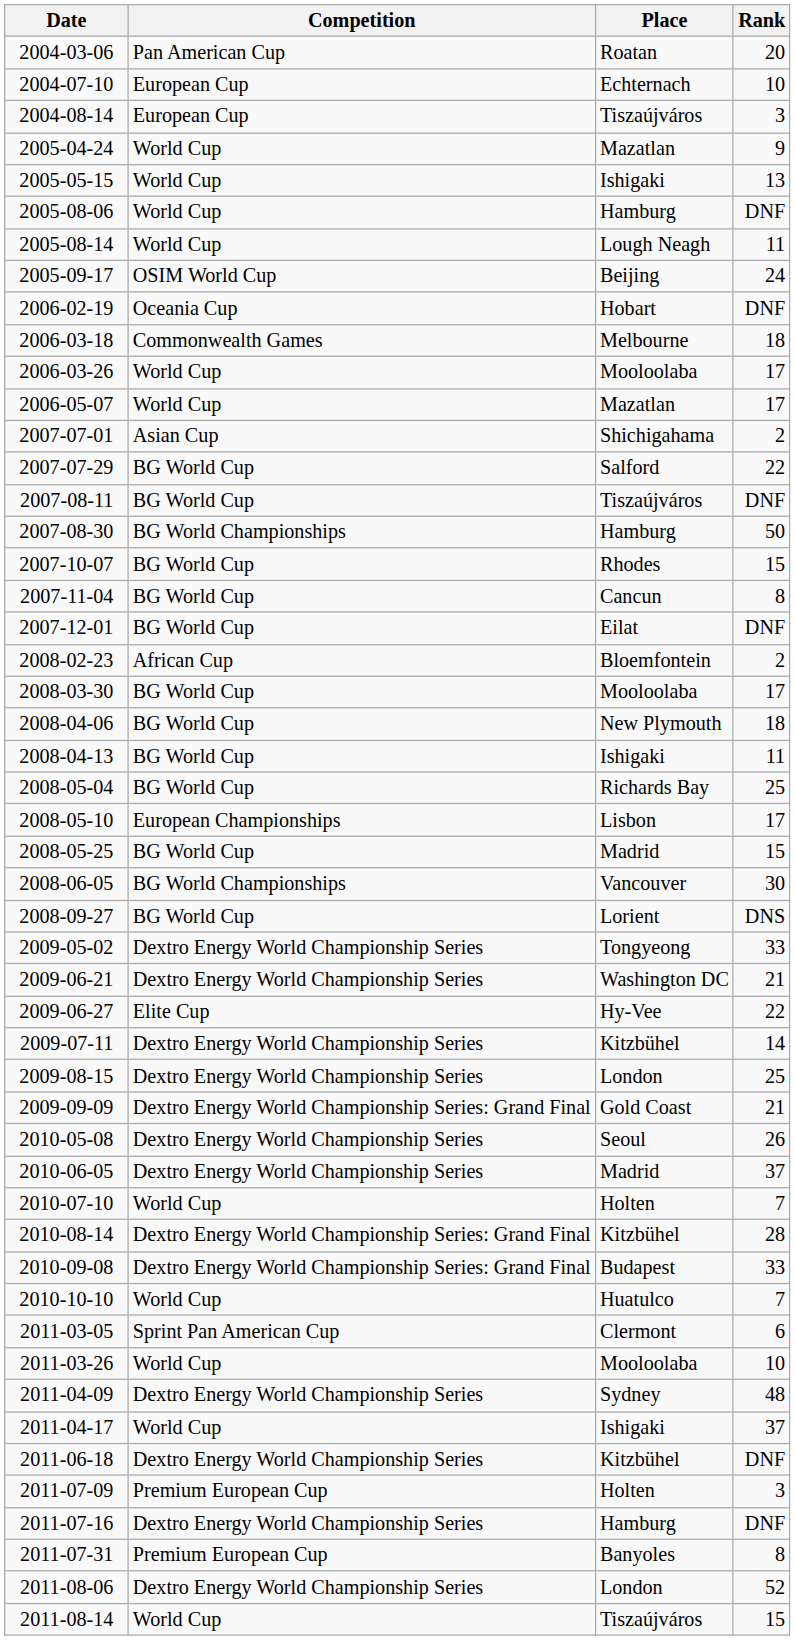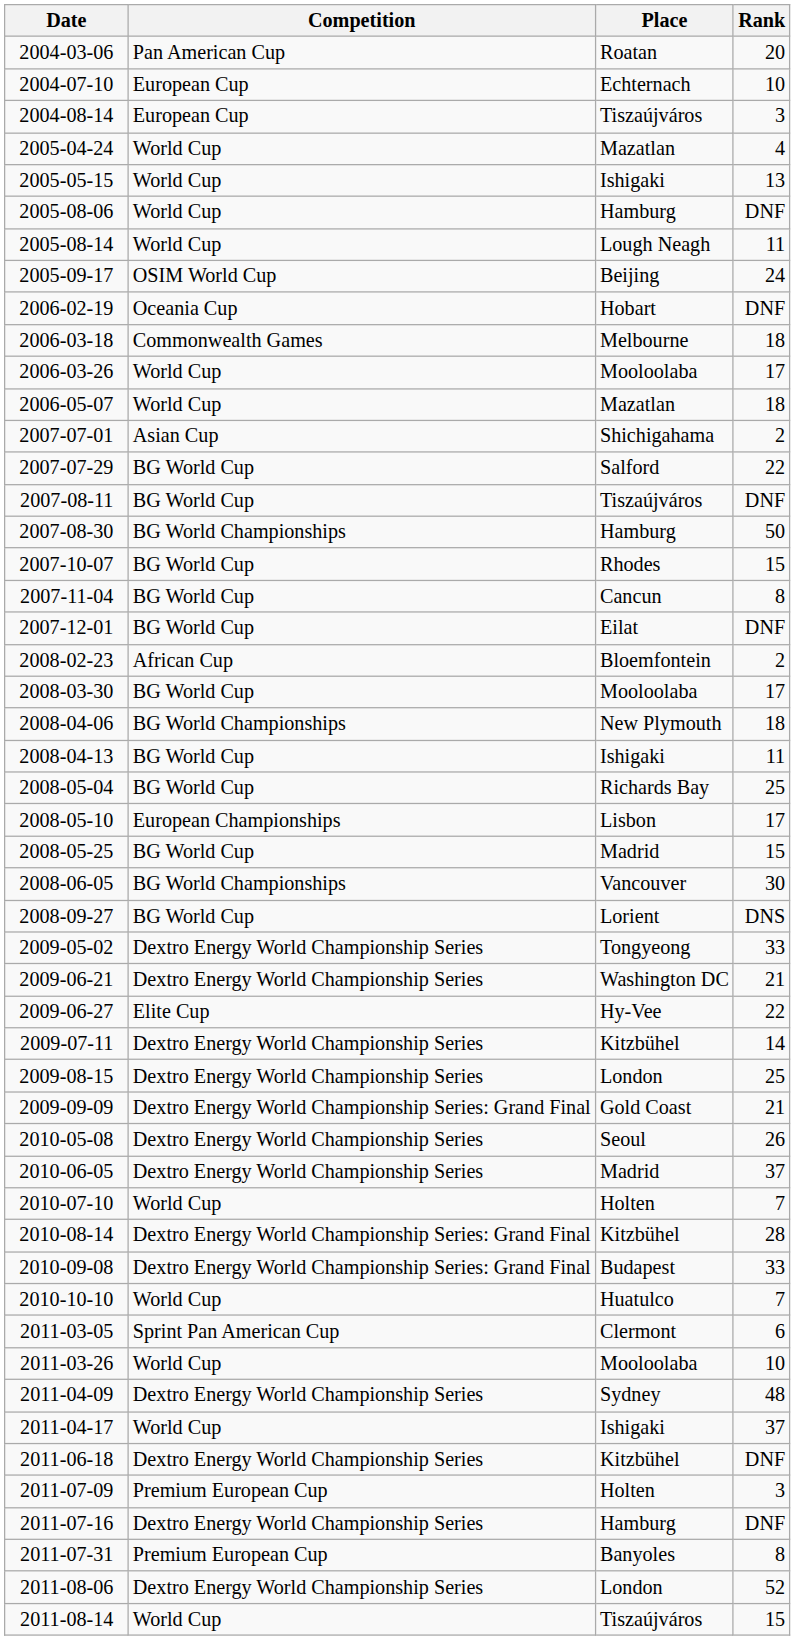(780, 148) 9 -> (780, 148) 4
(775, 404) 17 -> (775, 404) 18
(193, 723) BG World Cup -> (239, 723) BG World Championships
